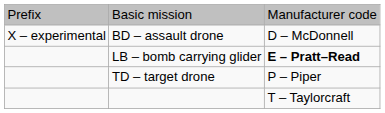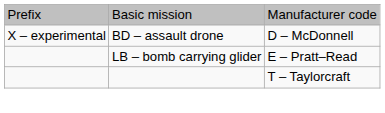(314, 56) bold -> (312, 56) normal
- row: (163, 77)
